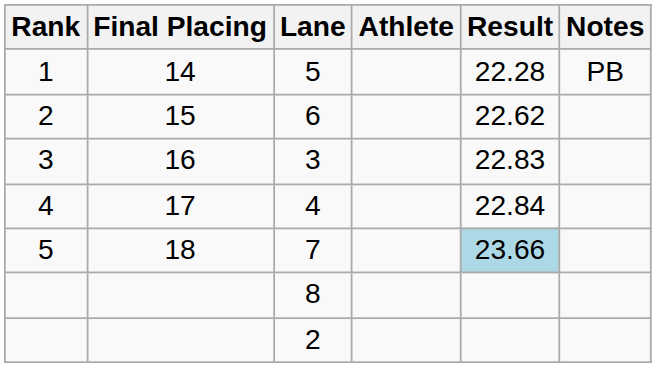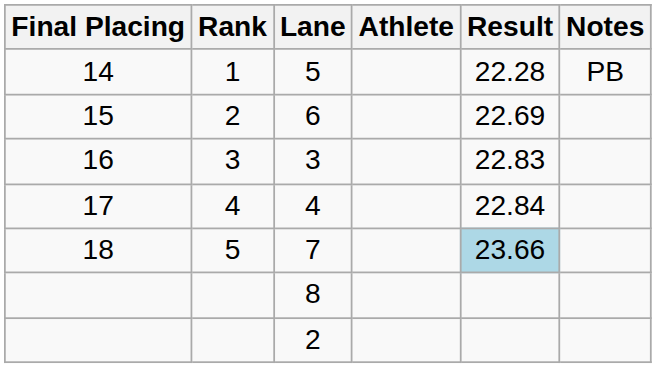columns swapped: (46, 26) <-> (180, 26)
(510, 116) 22.62 -> (510, 116) 22.69
